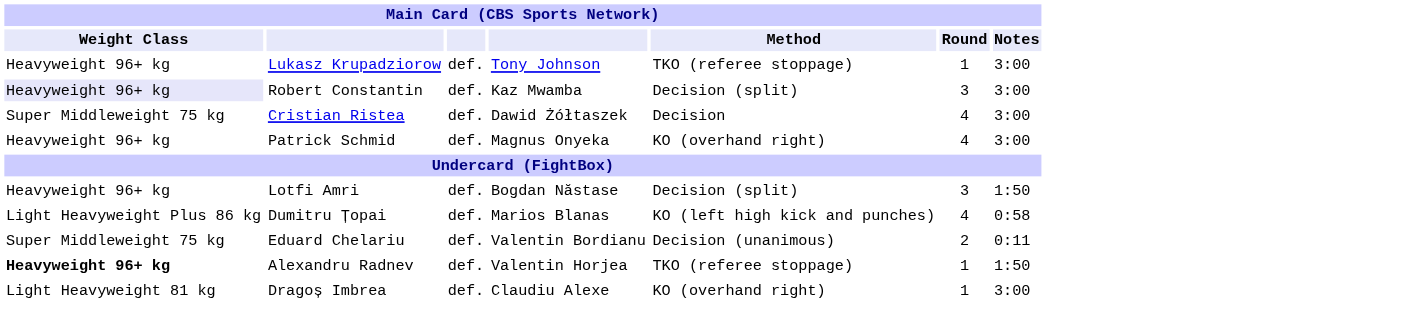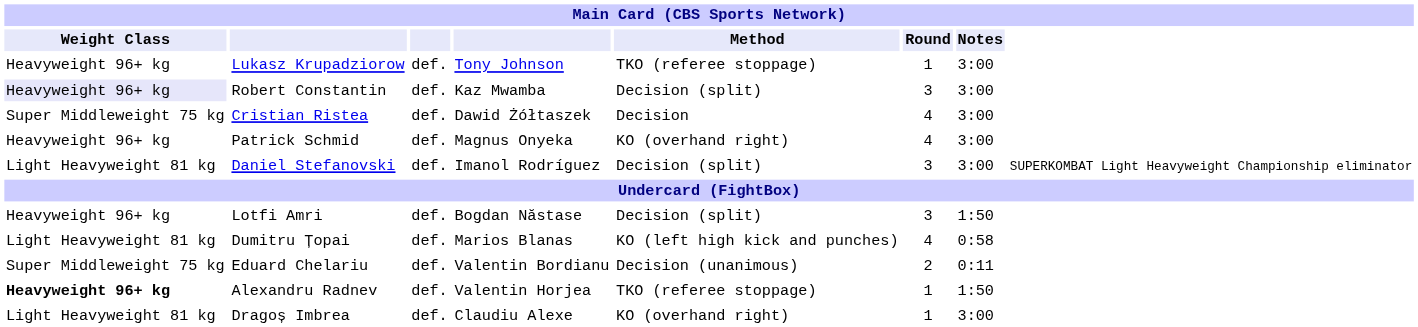+ row: (313, 165)
(134, 216) Light Heavyweight Plus 86 kg -> (111, 241) Light Heavyweight 81 kg
